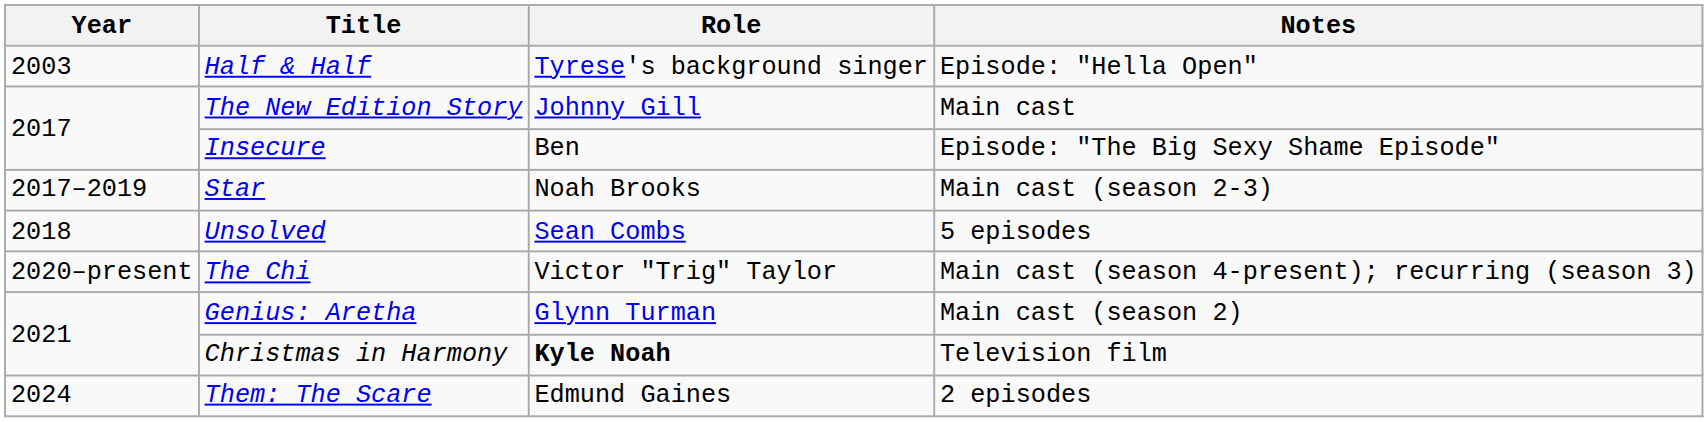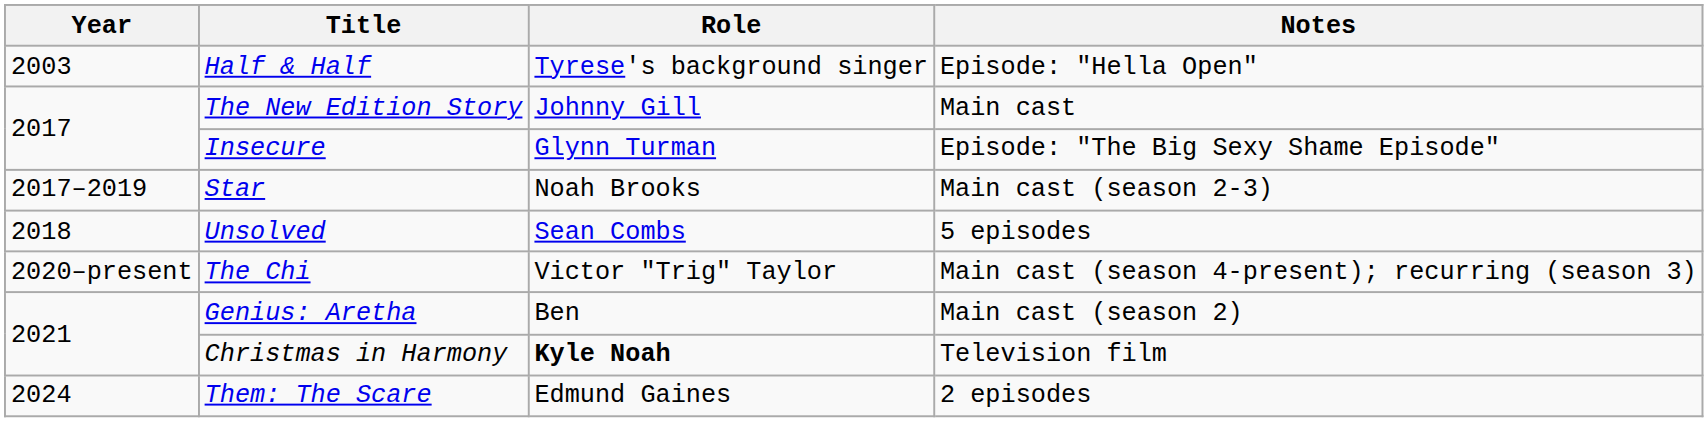(557, 149) Ben -> (625, 149) Glynn Turman
(625, 313) Glynn Turman -> (557, 313) Ben
